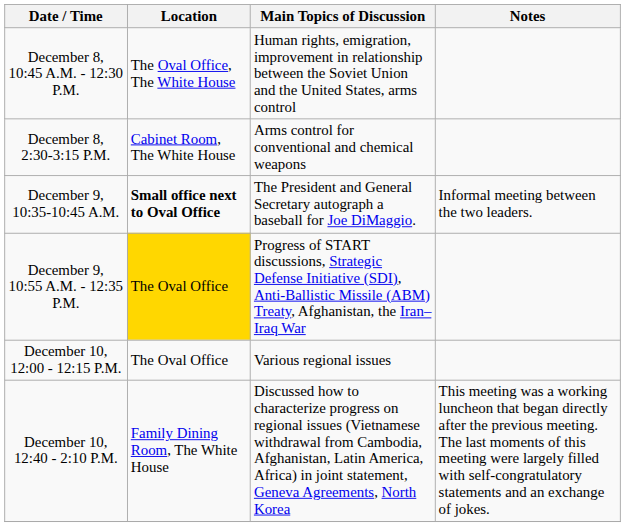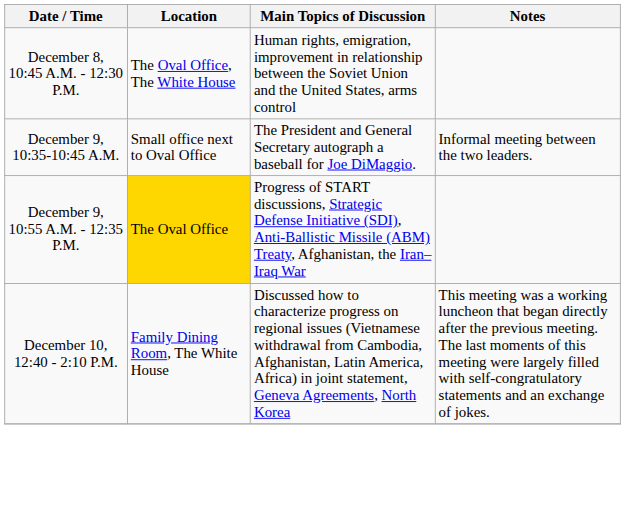- row: (66, 147)
(184, 204) bold -> (182, 147) normal
- row: (66, 360)
